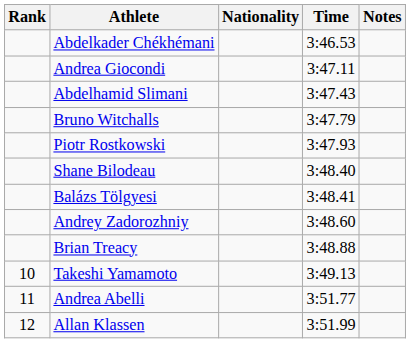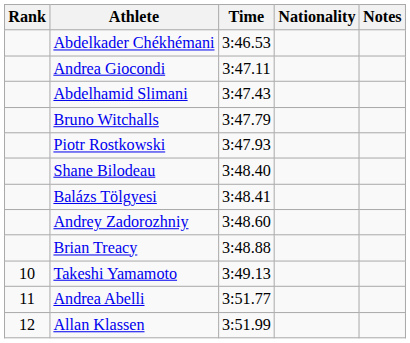columns swapped: (261, 17) <-> (331, 17)
